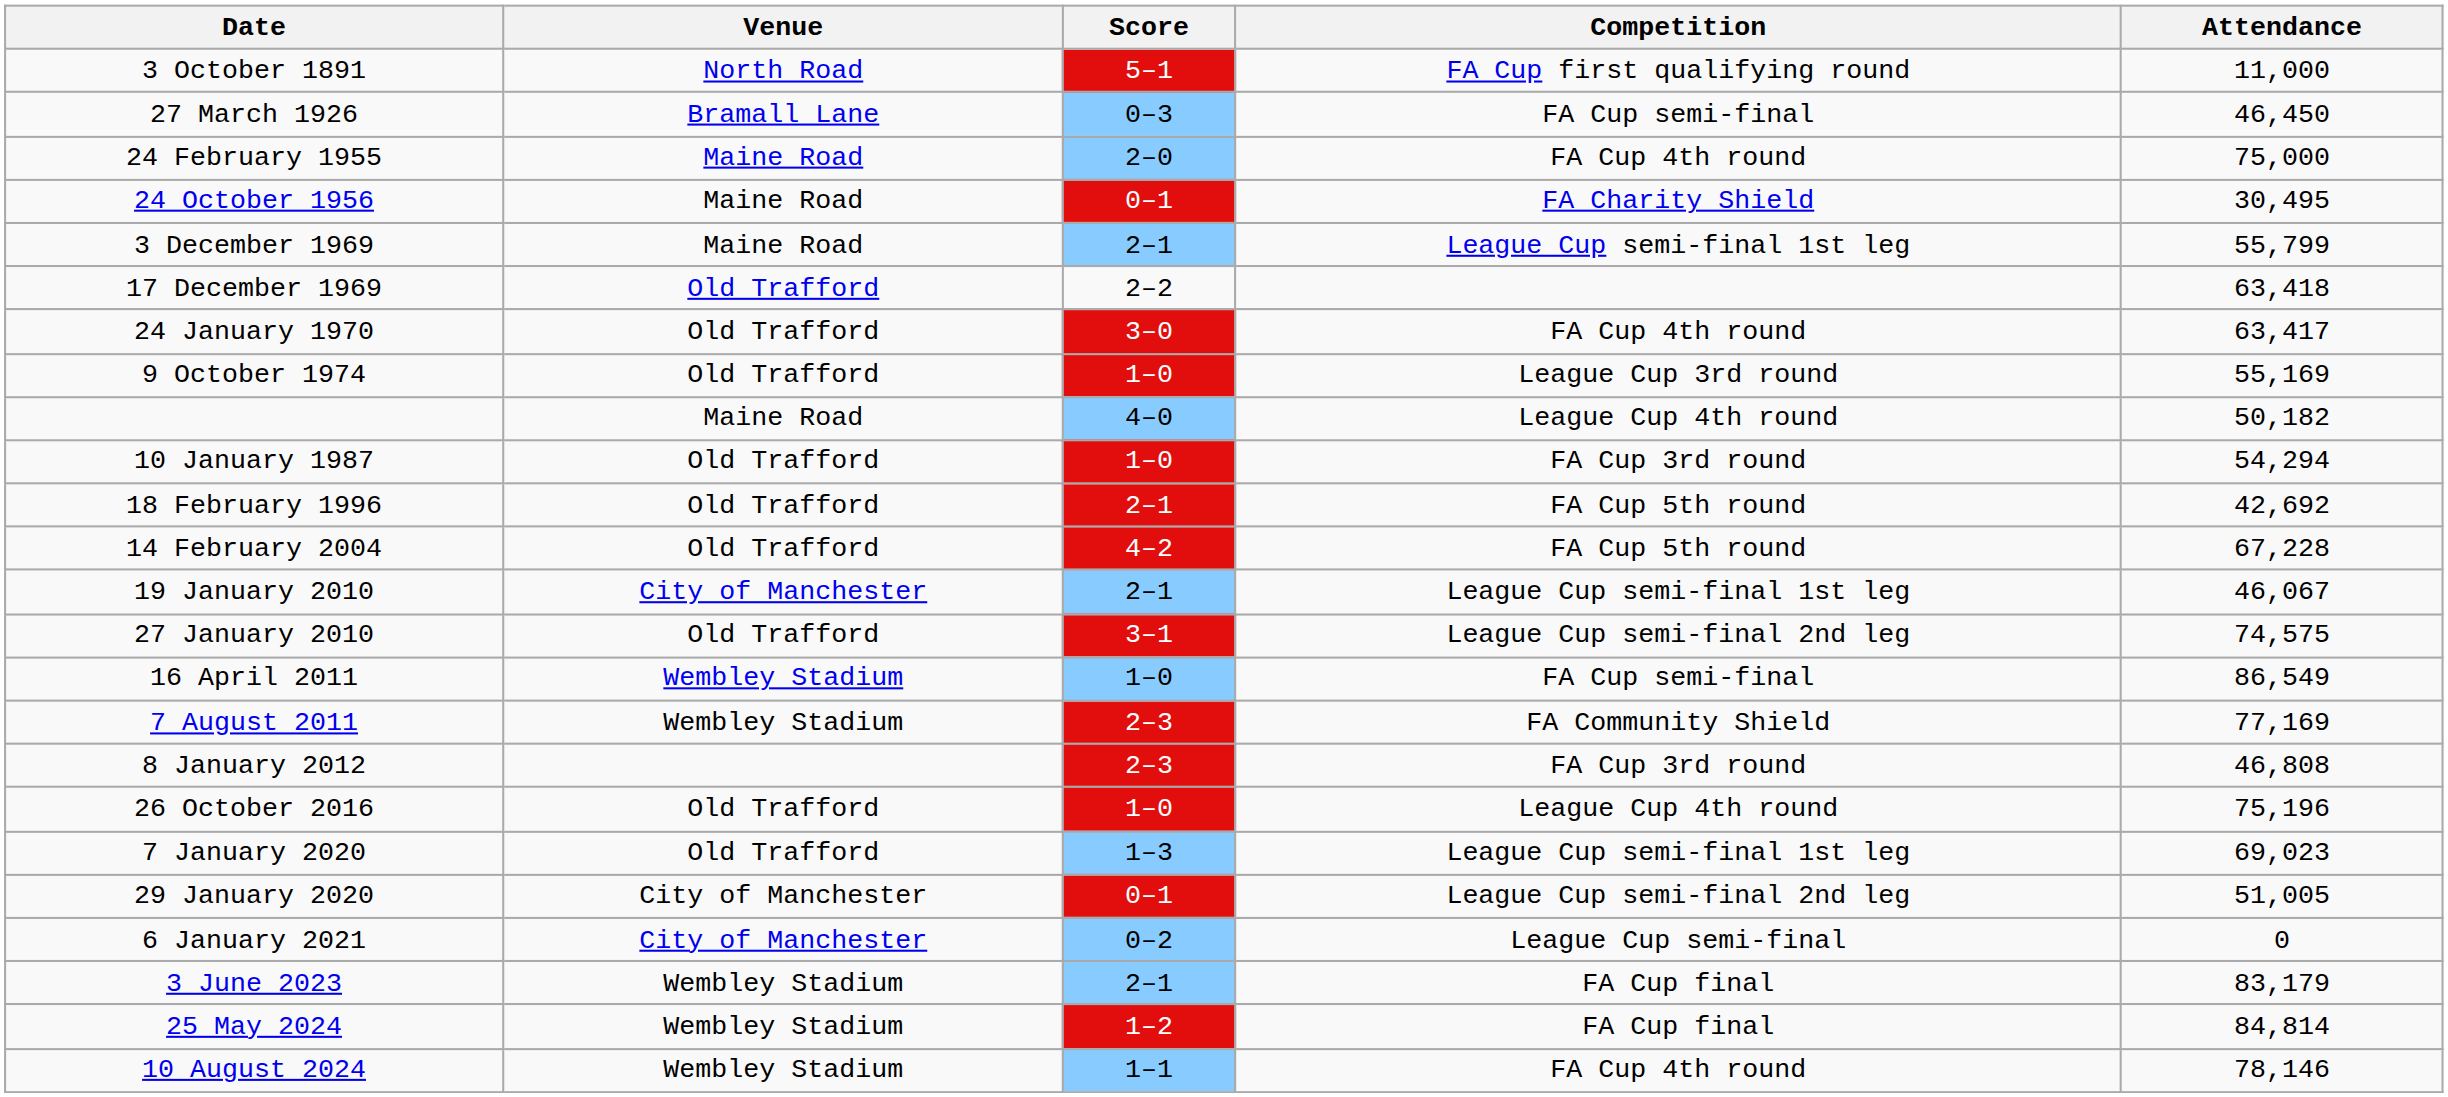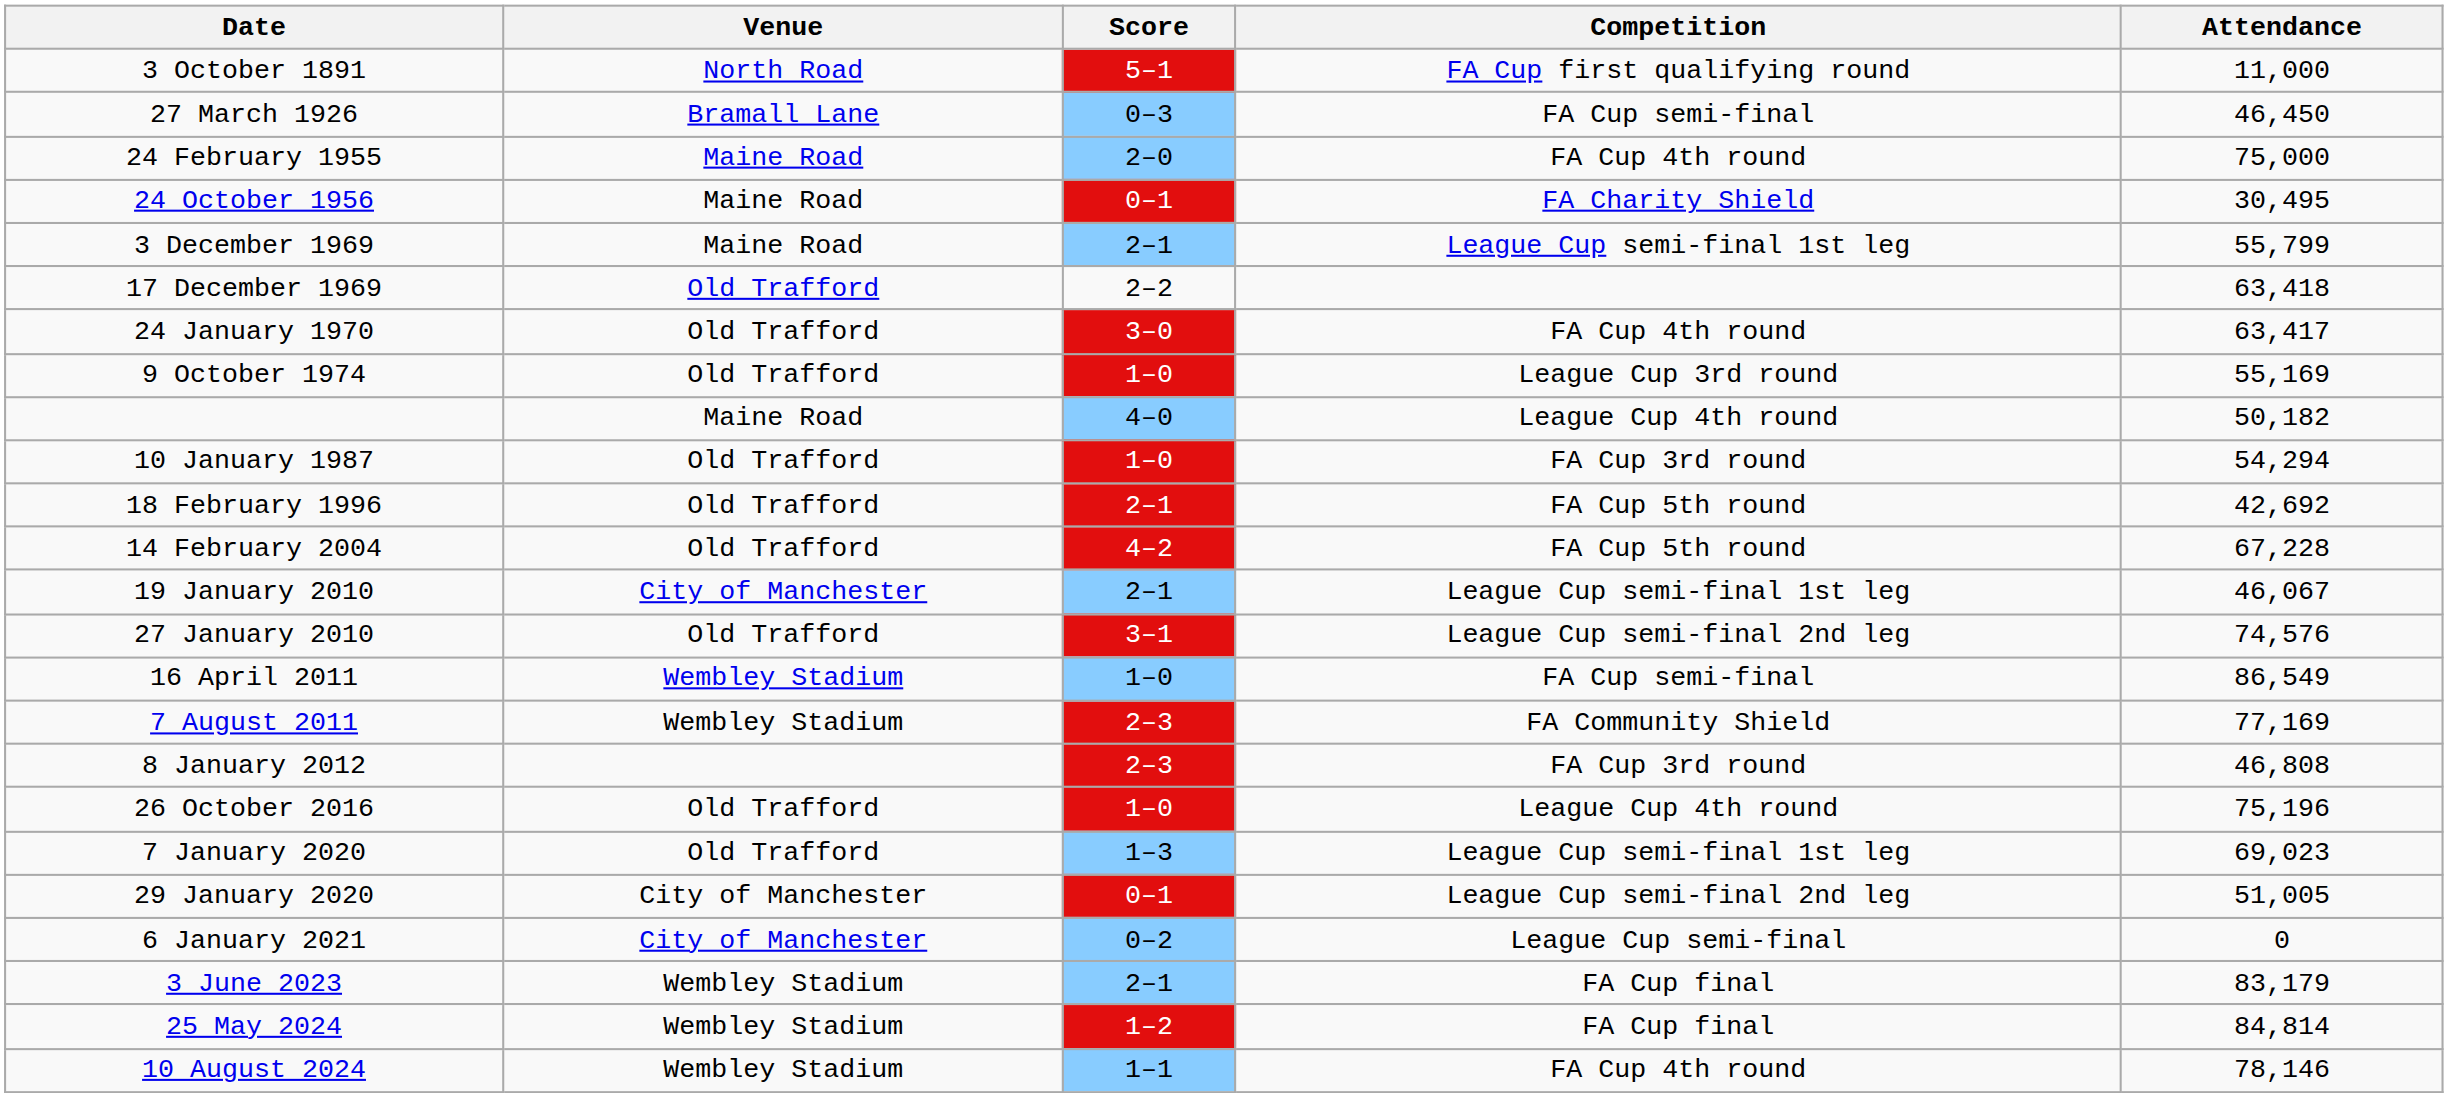(2282, 635) 74,575 -> (2282, 635) 74,576
